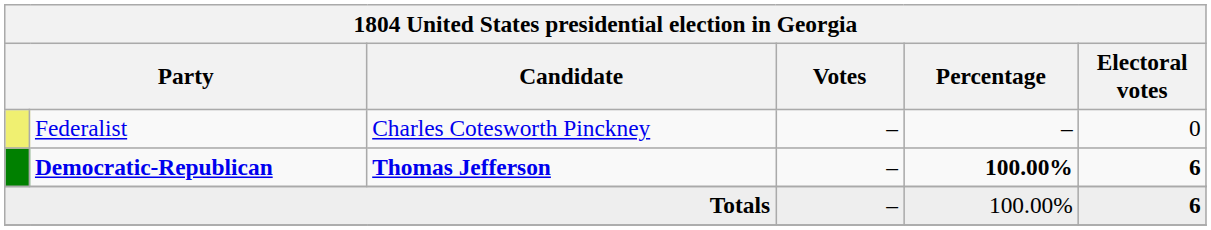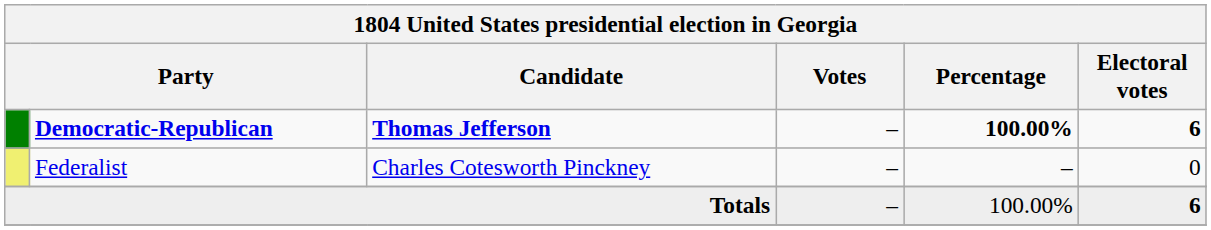rows swapped: (154, 167) <-> (81, 128)
